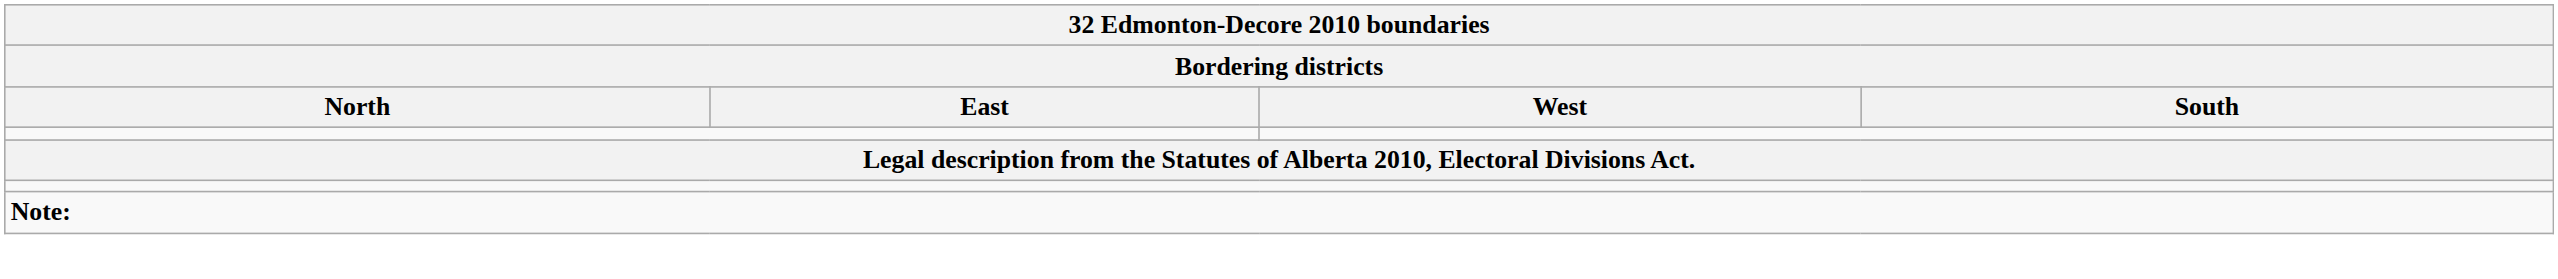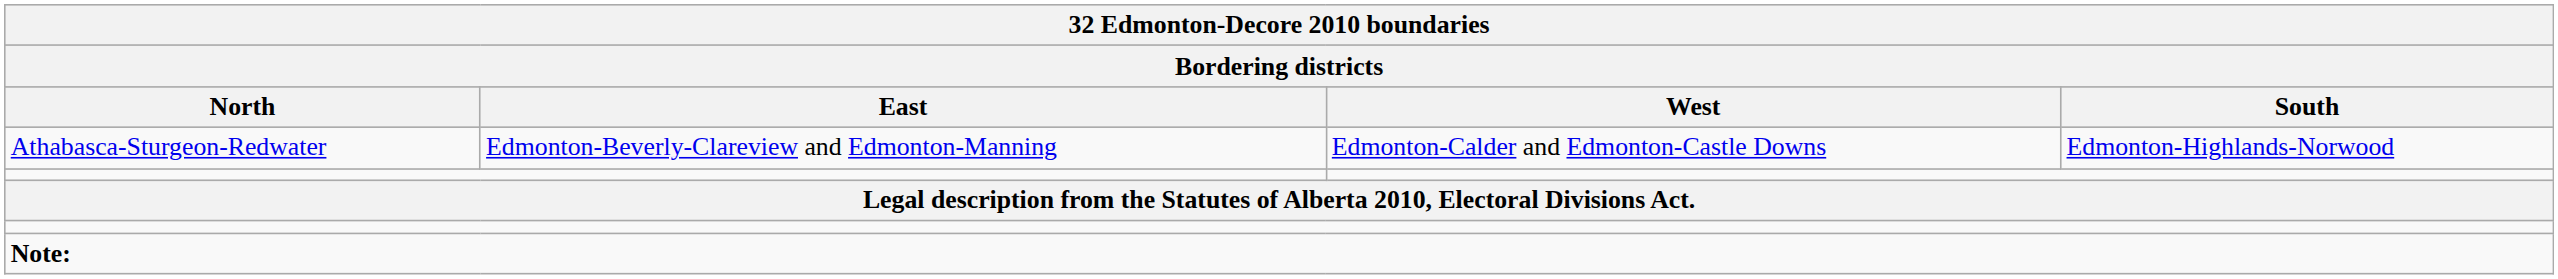+ row: (169, 147)
